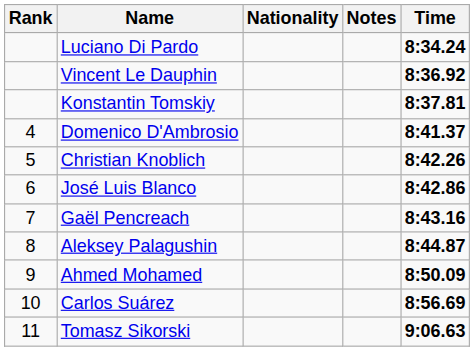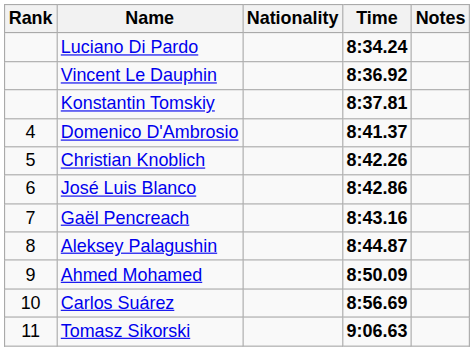columns swapped: (435, 18) <-> (372, 18)
